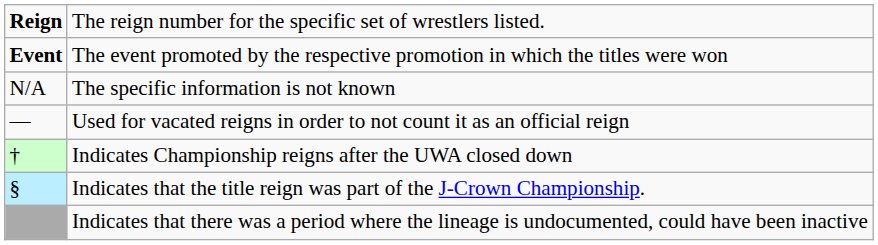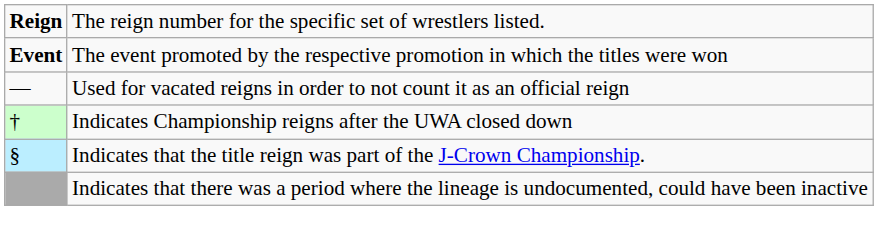- row: (234, 88)
